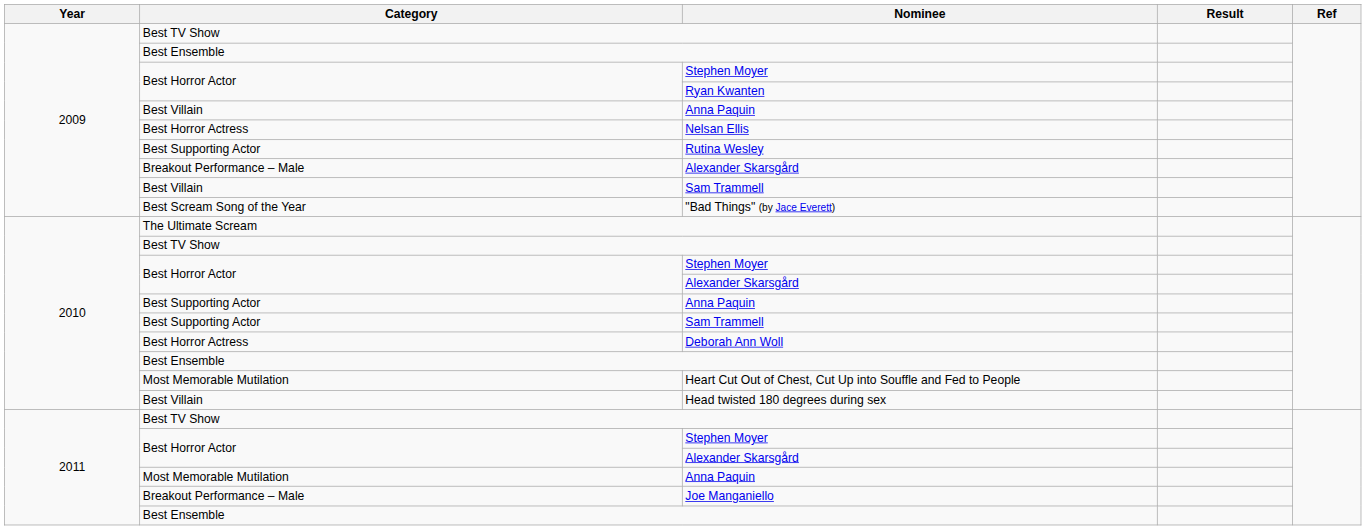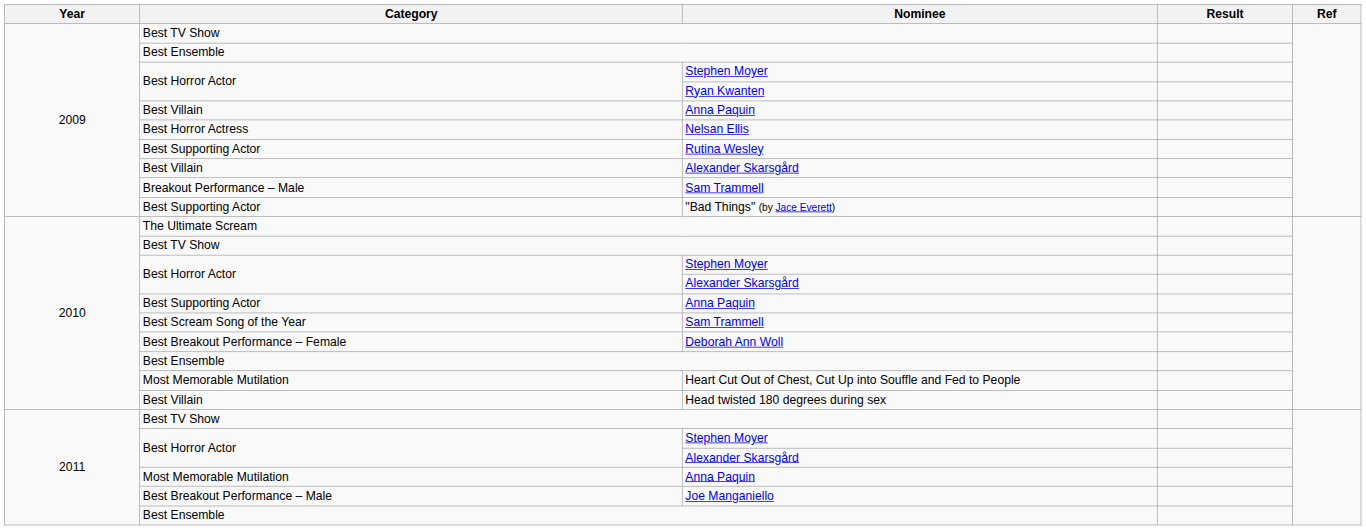(224, 168) Breakout Performance – Male -> (173, 168) Best Villain
(173, 187) Best Villain -> (224, 187) Breakout Performance – Male
(224, 206) Best Scream Song of the Year -> (202, 206) Best Supporting Actor
(202, 322) Best Supporting Actor -> (224, 322) Best Scream Song of the Year
(196, 341) Best Horror Actress -> (245, 341) Best Breakout Performance – Female
(224, 496) Breakout Performance – Male -> (237, 496) Best Breakout Performance – Male
